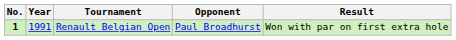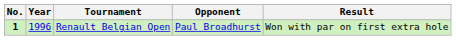(40, 28) 1991 -> (40, 28) 1996
